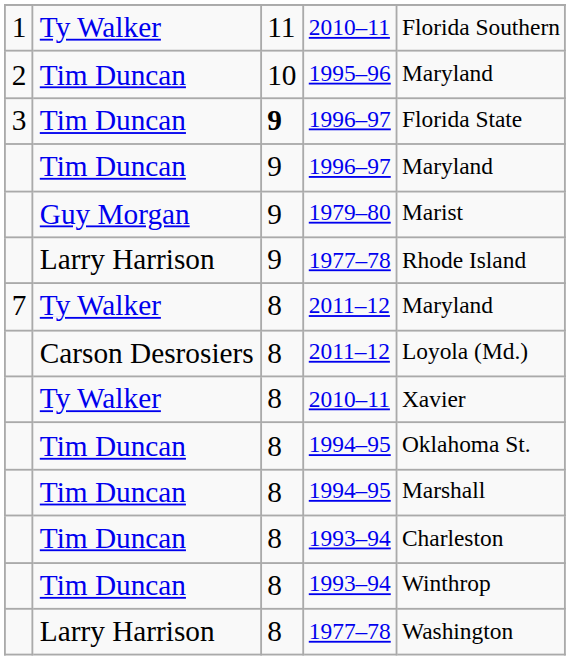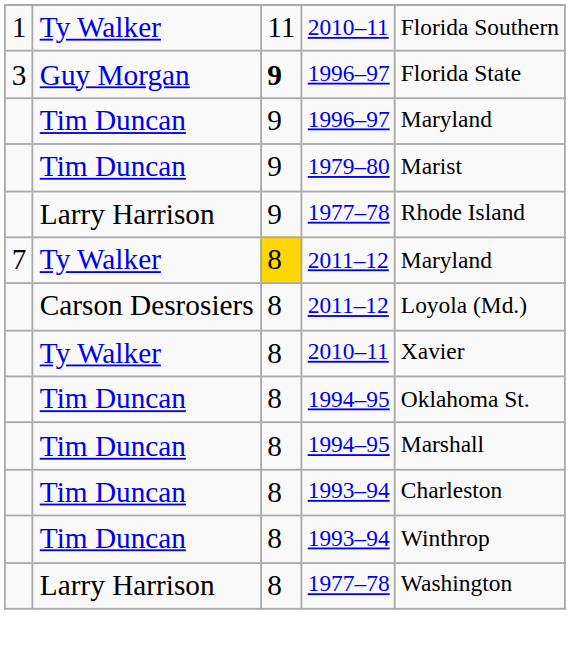- row: (19, 74)
(113, 120) Tim Duncan -> (115, 74) Guy Morgan
(115, 213) Guy Morgan -> (113, 167) Tim Duncan
(274, 306) no background -> (274, 259) gold background
